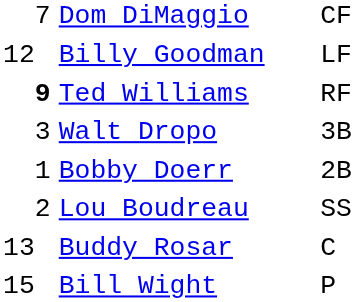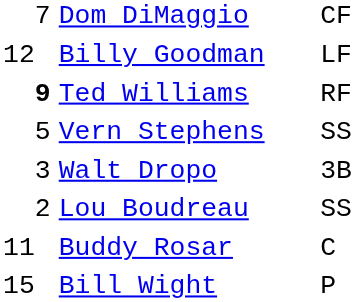+ row: (162, 132)
- row: (146, 171)
(19, 248) 13 -> (19, 248) 11
